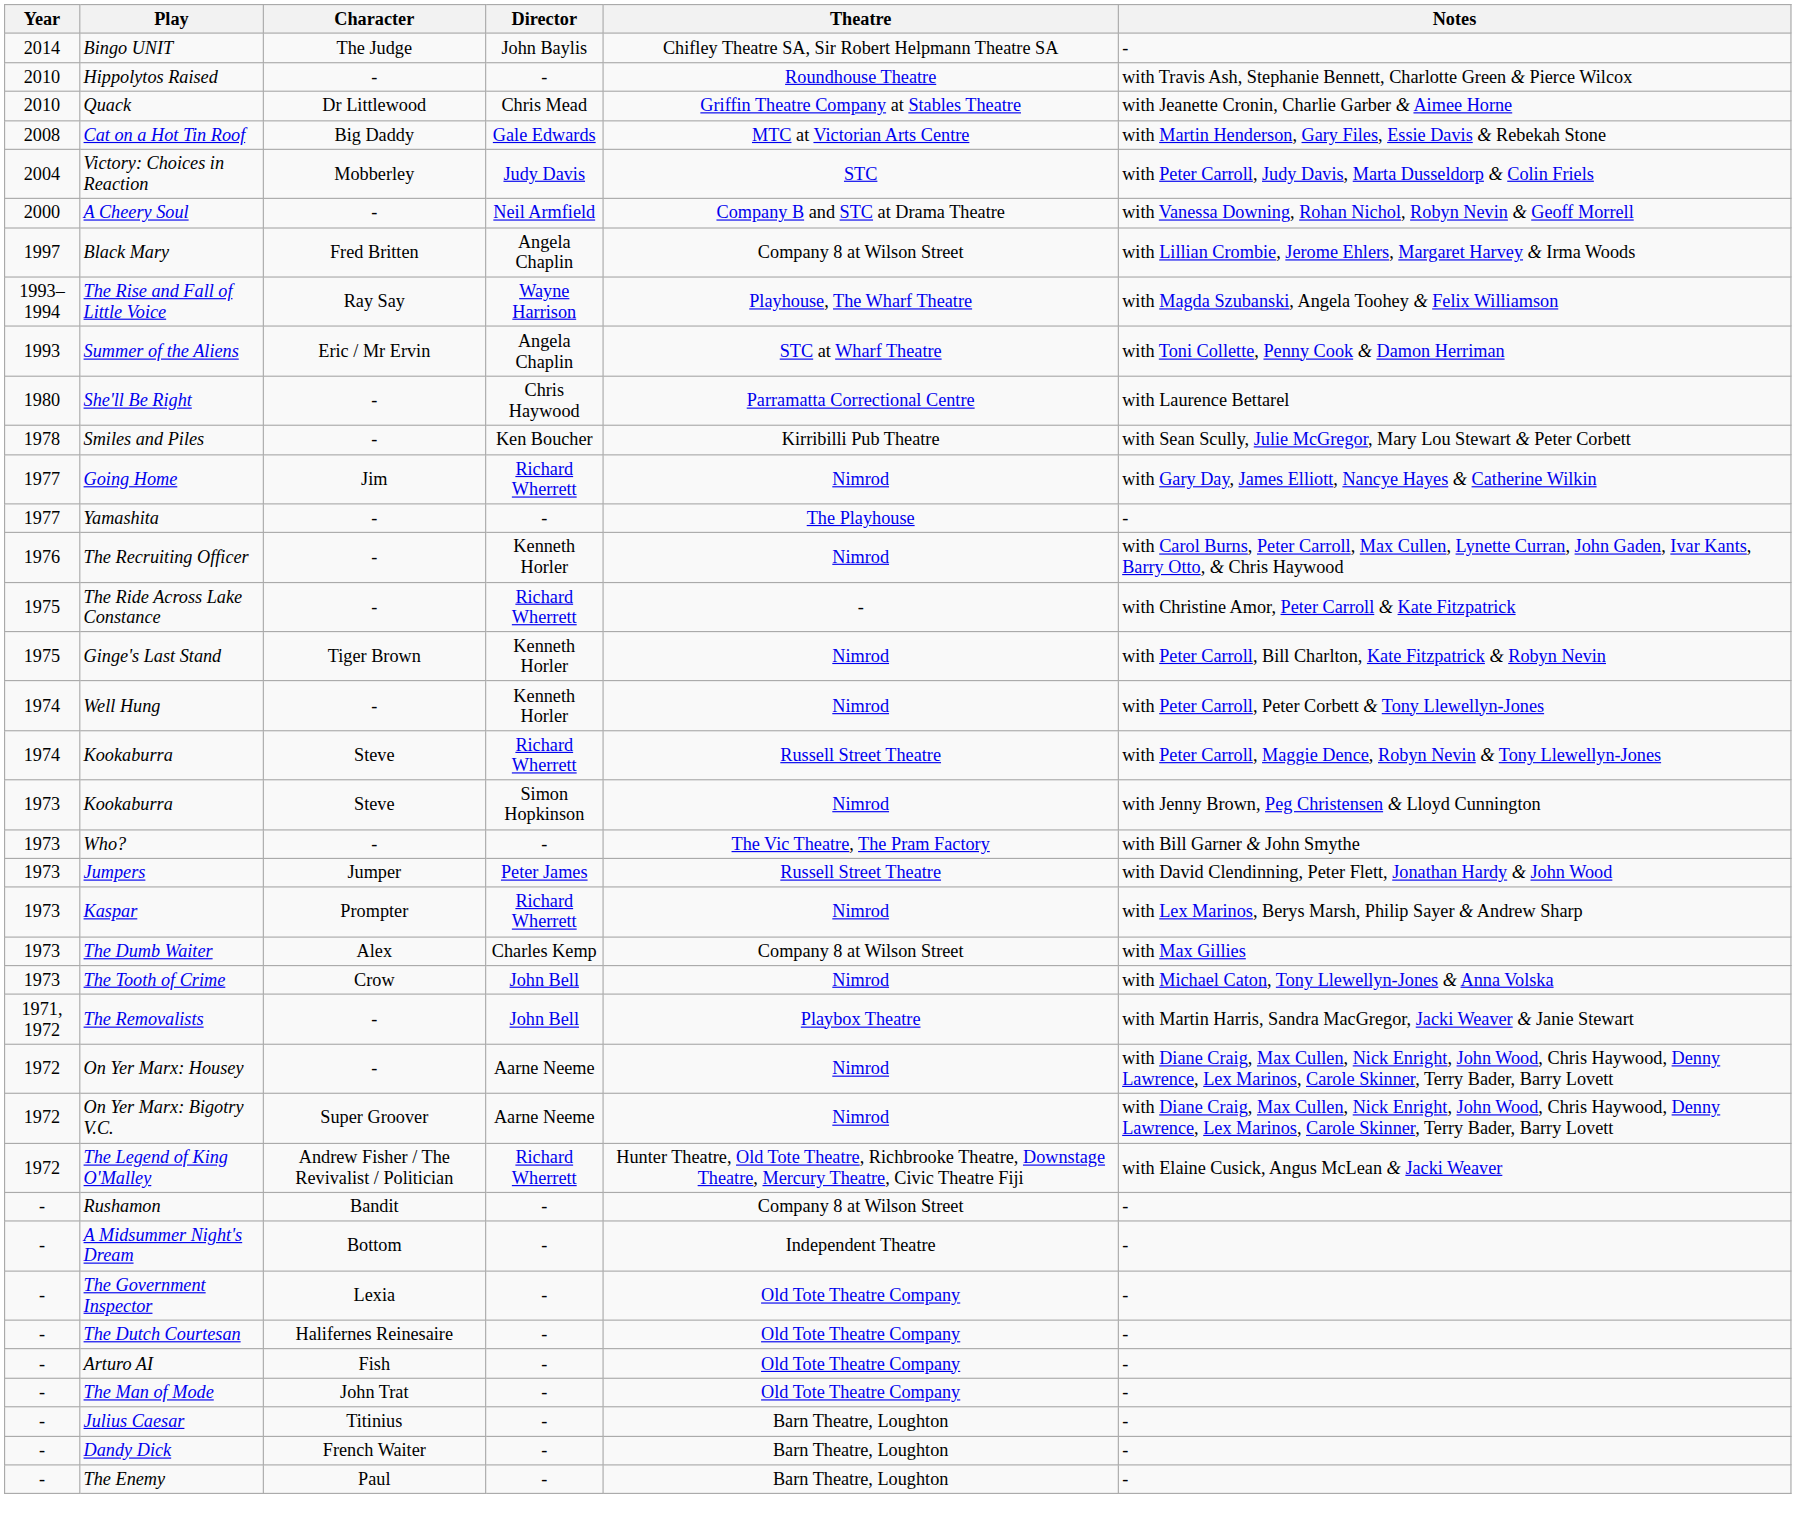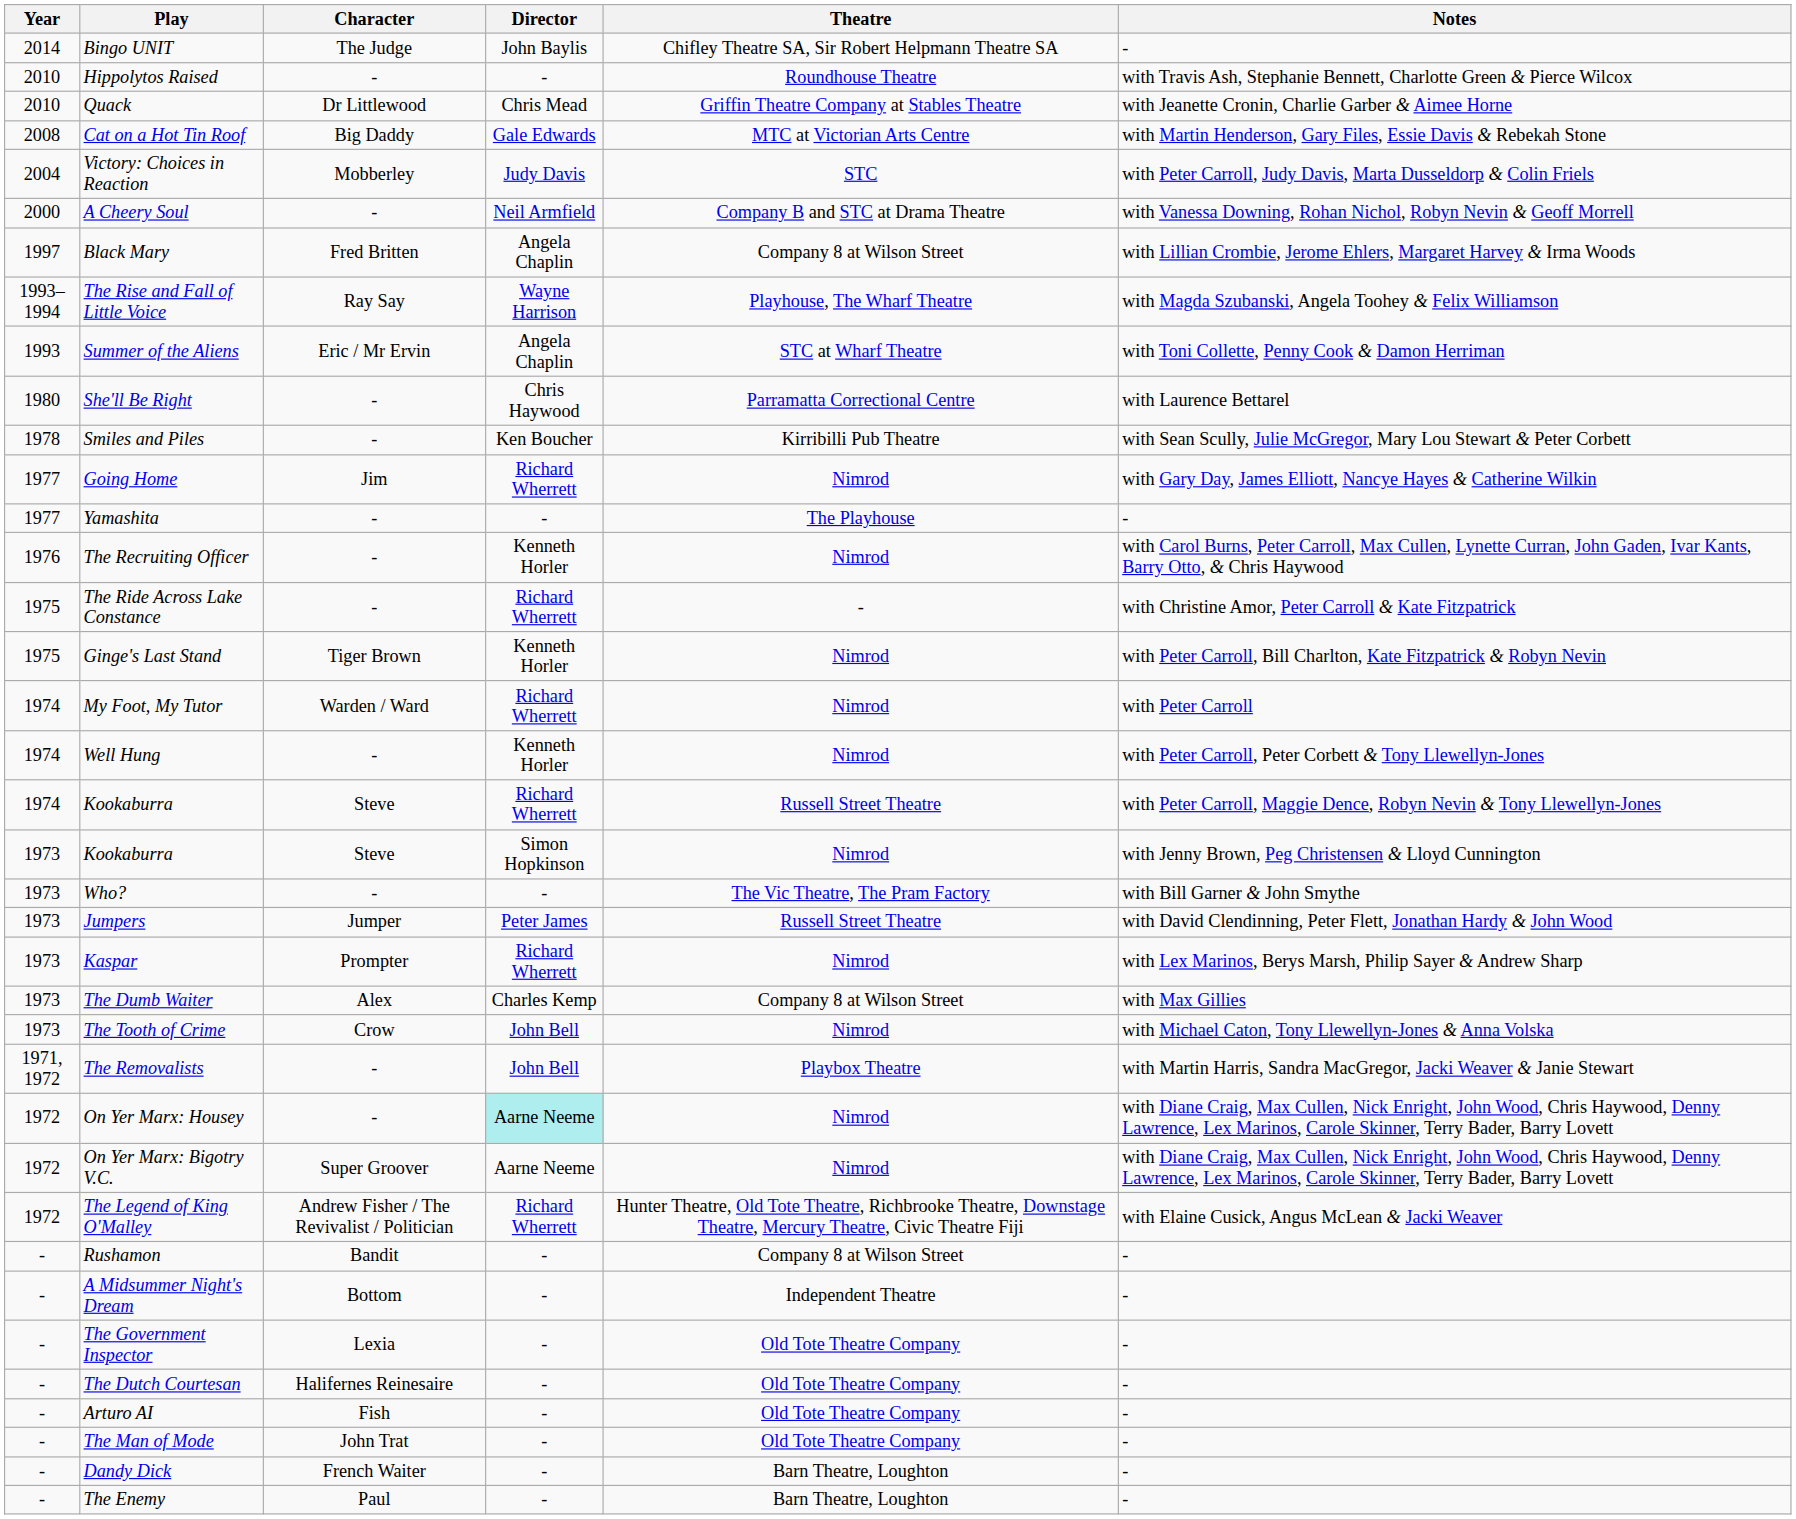+ row: (42, 705)
(544, 1068) no background -> (544, 1118) paleturquoise background
- row: (42, 1421)
